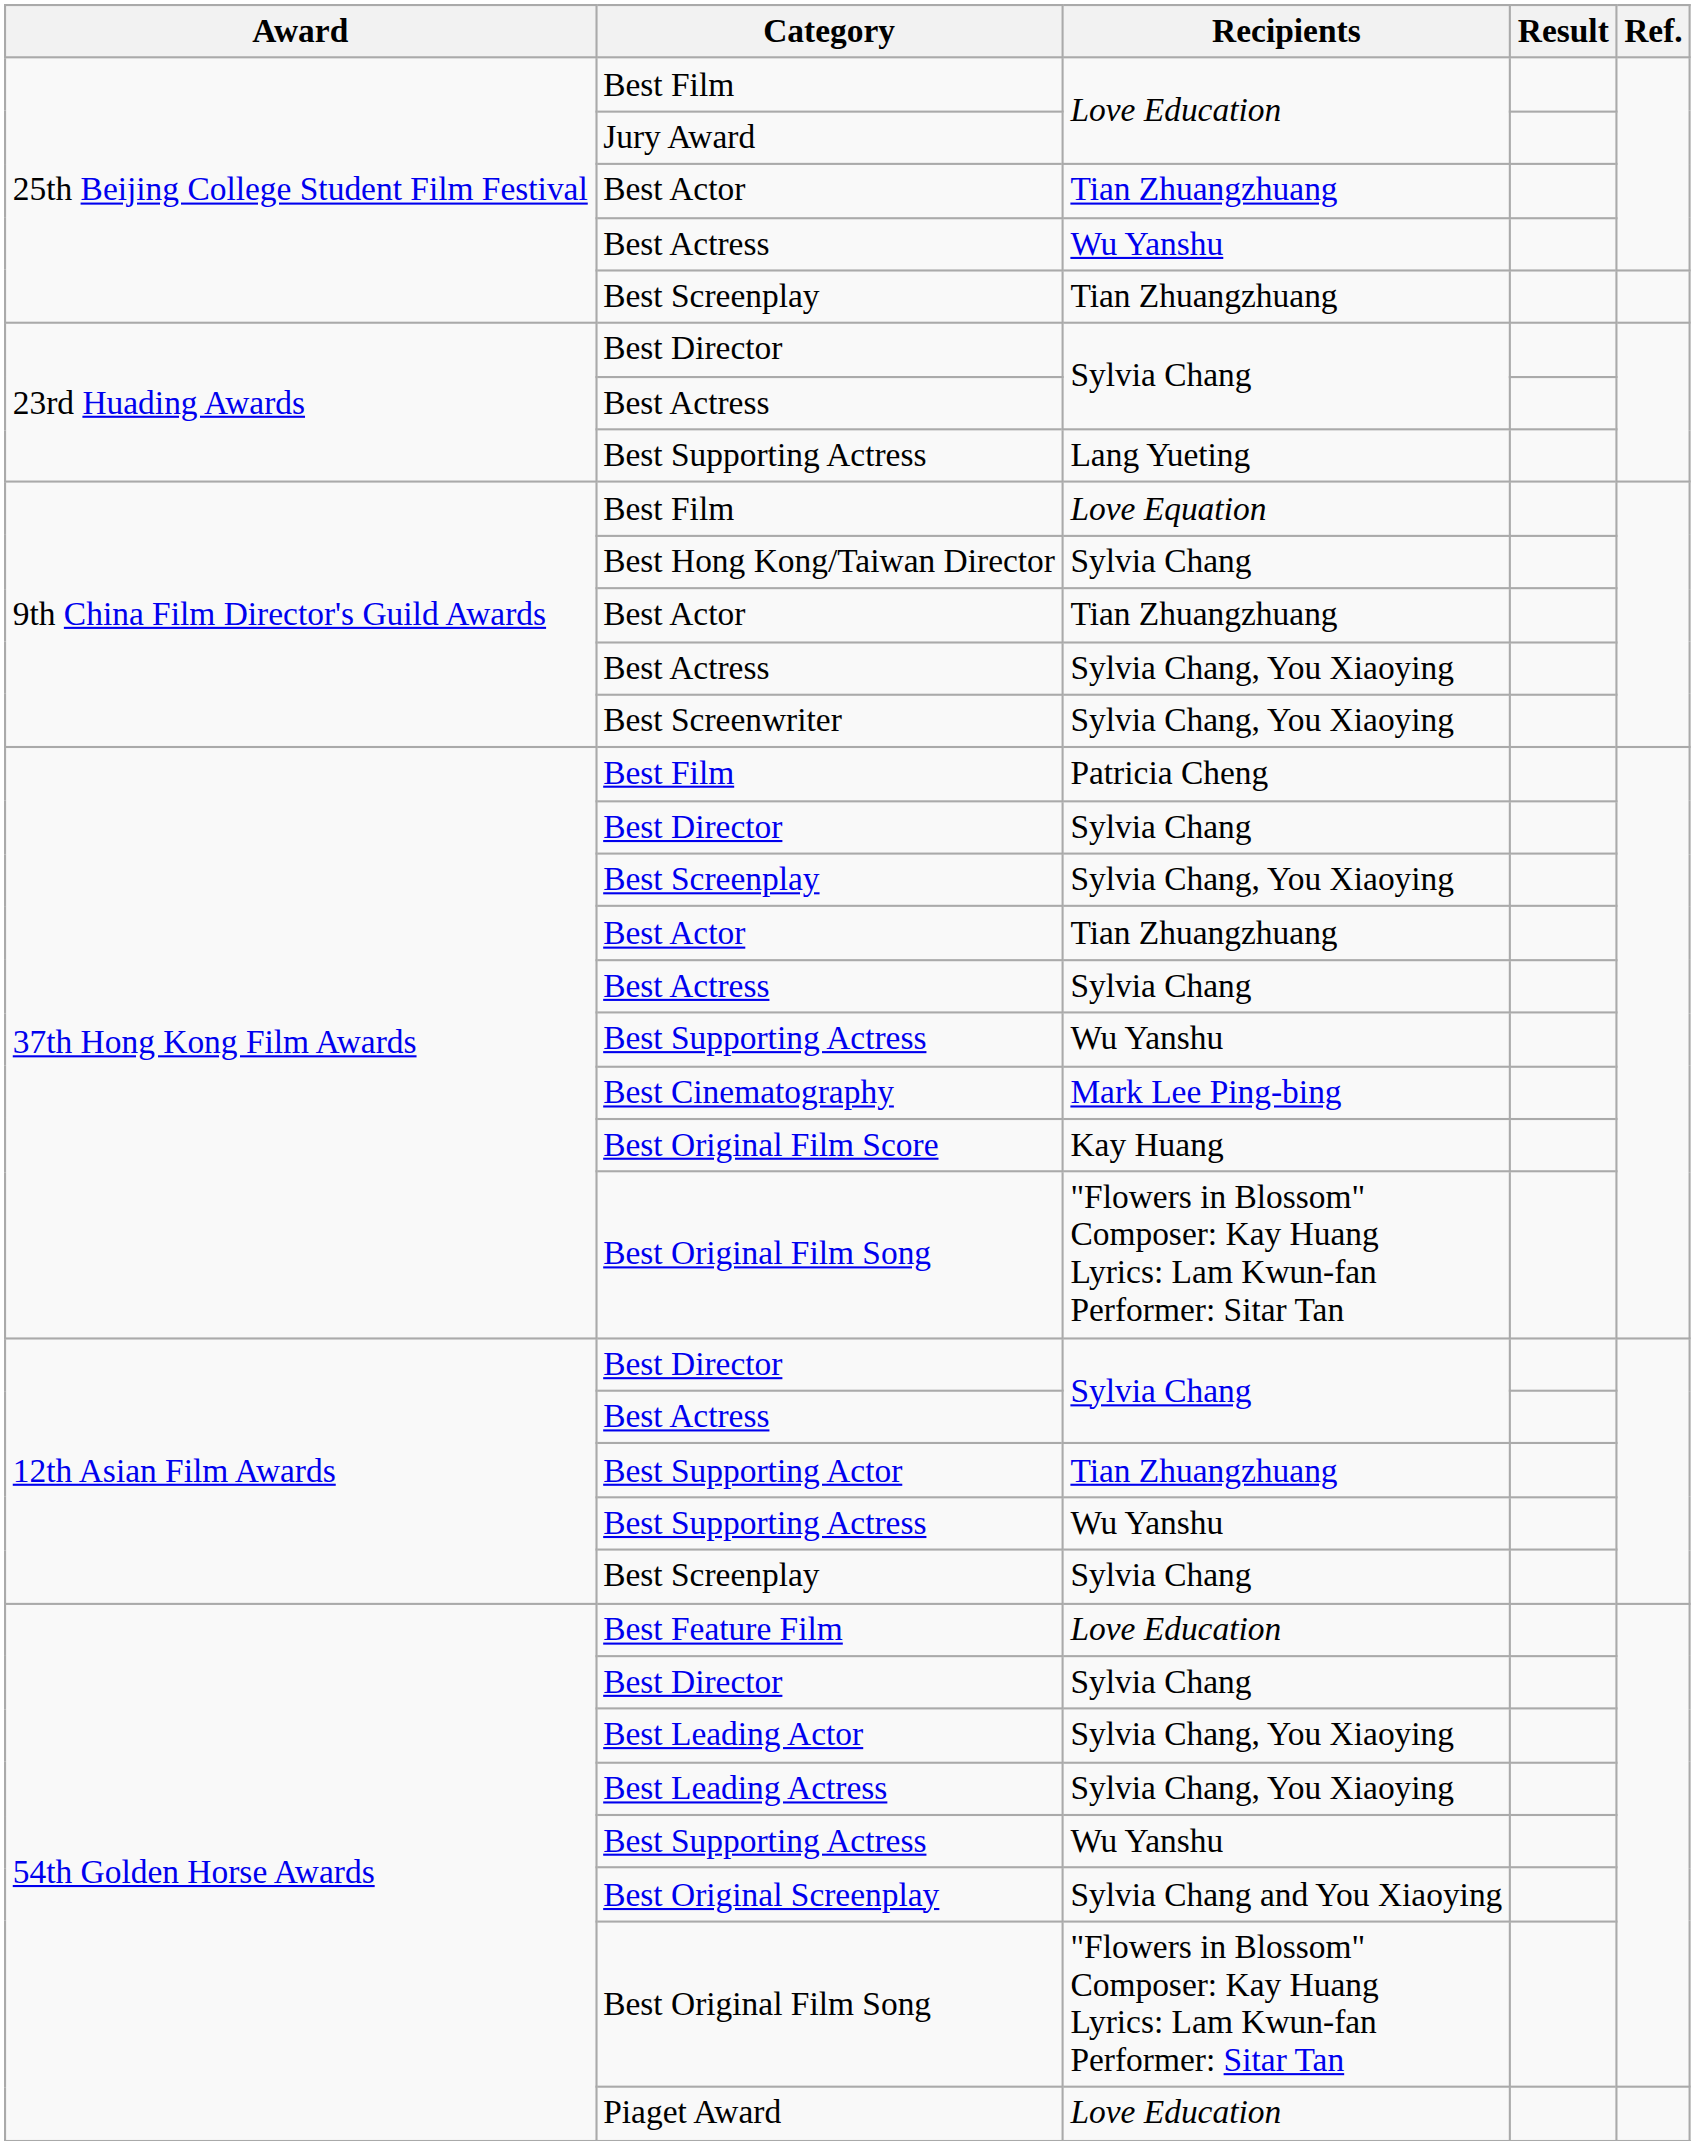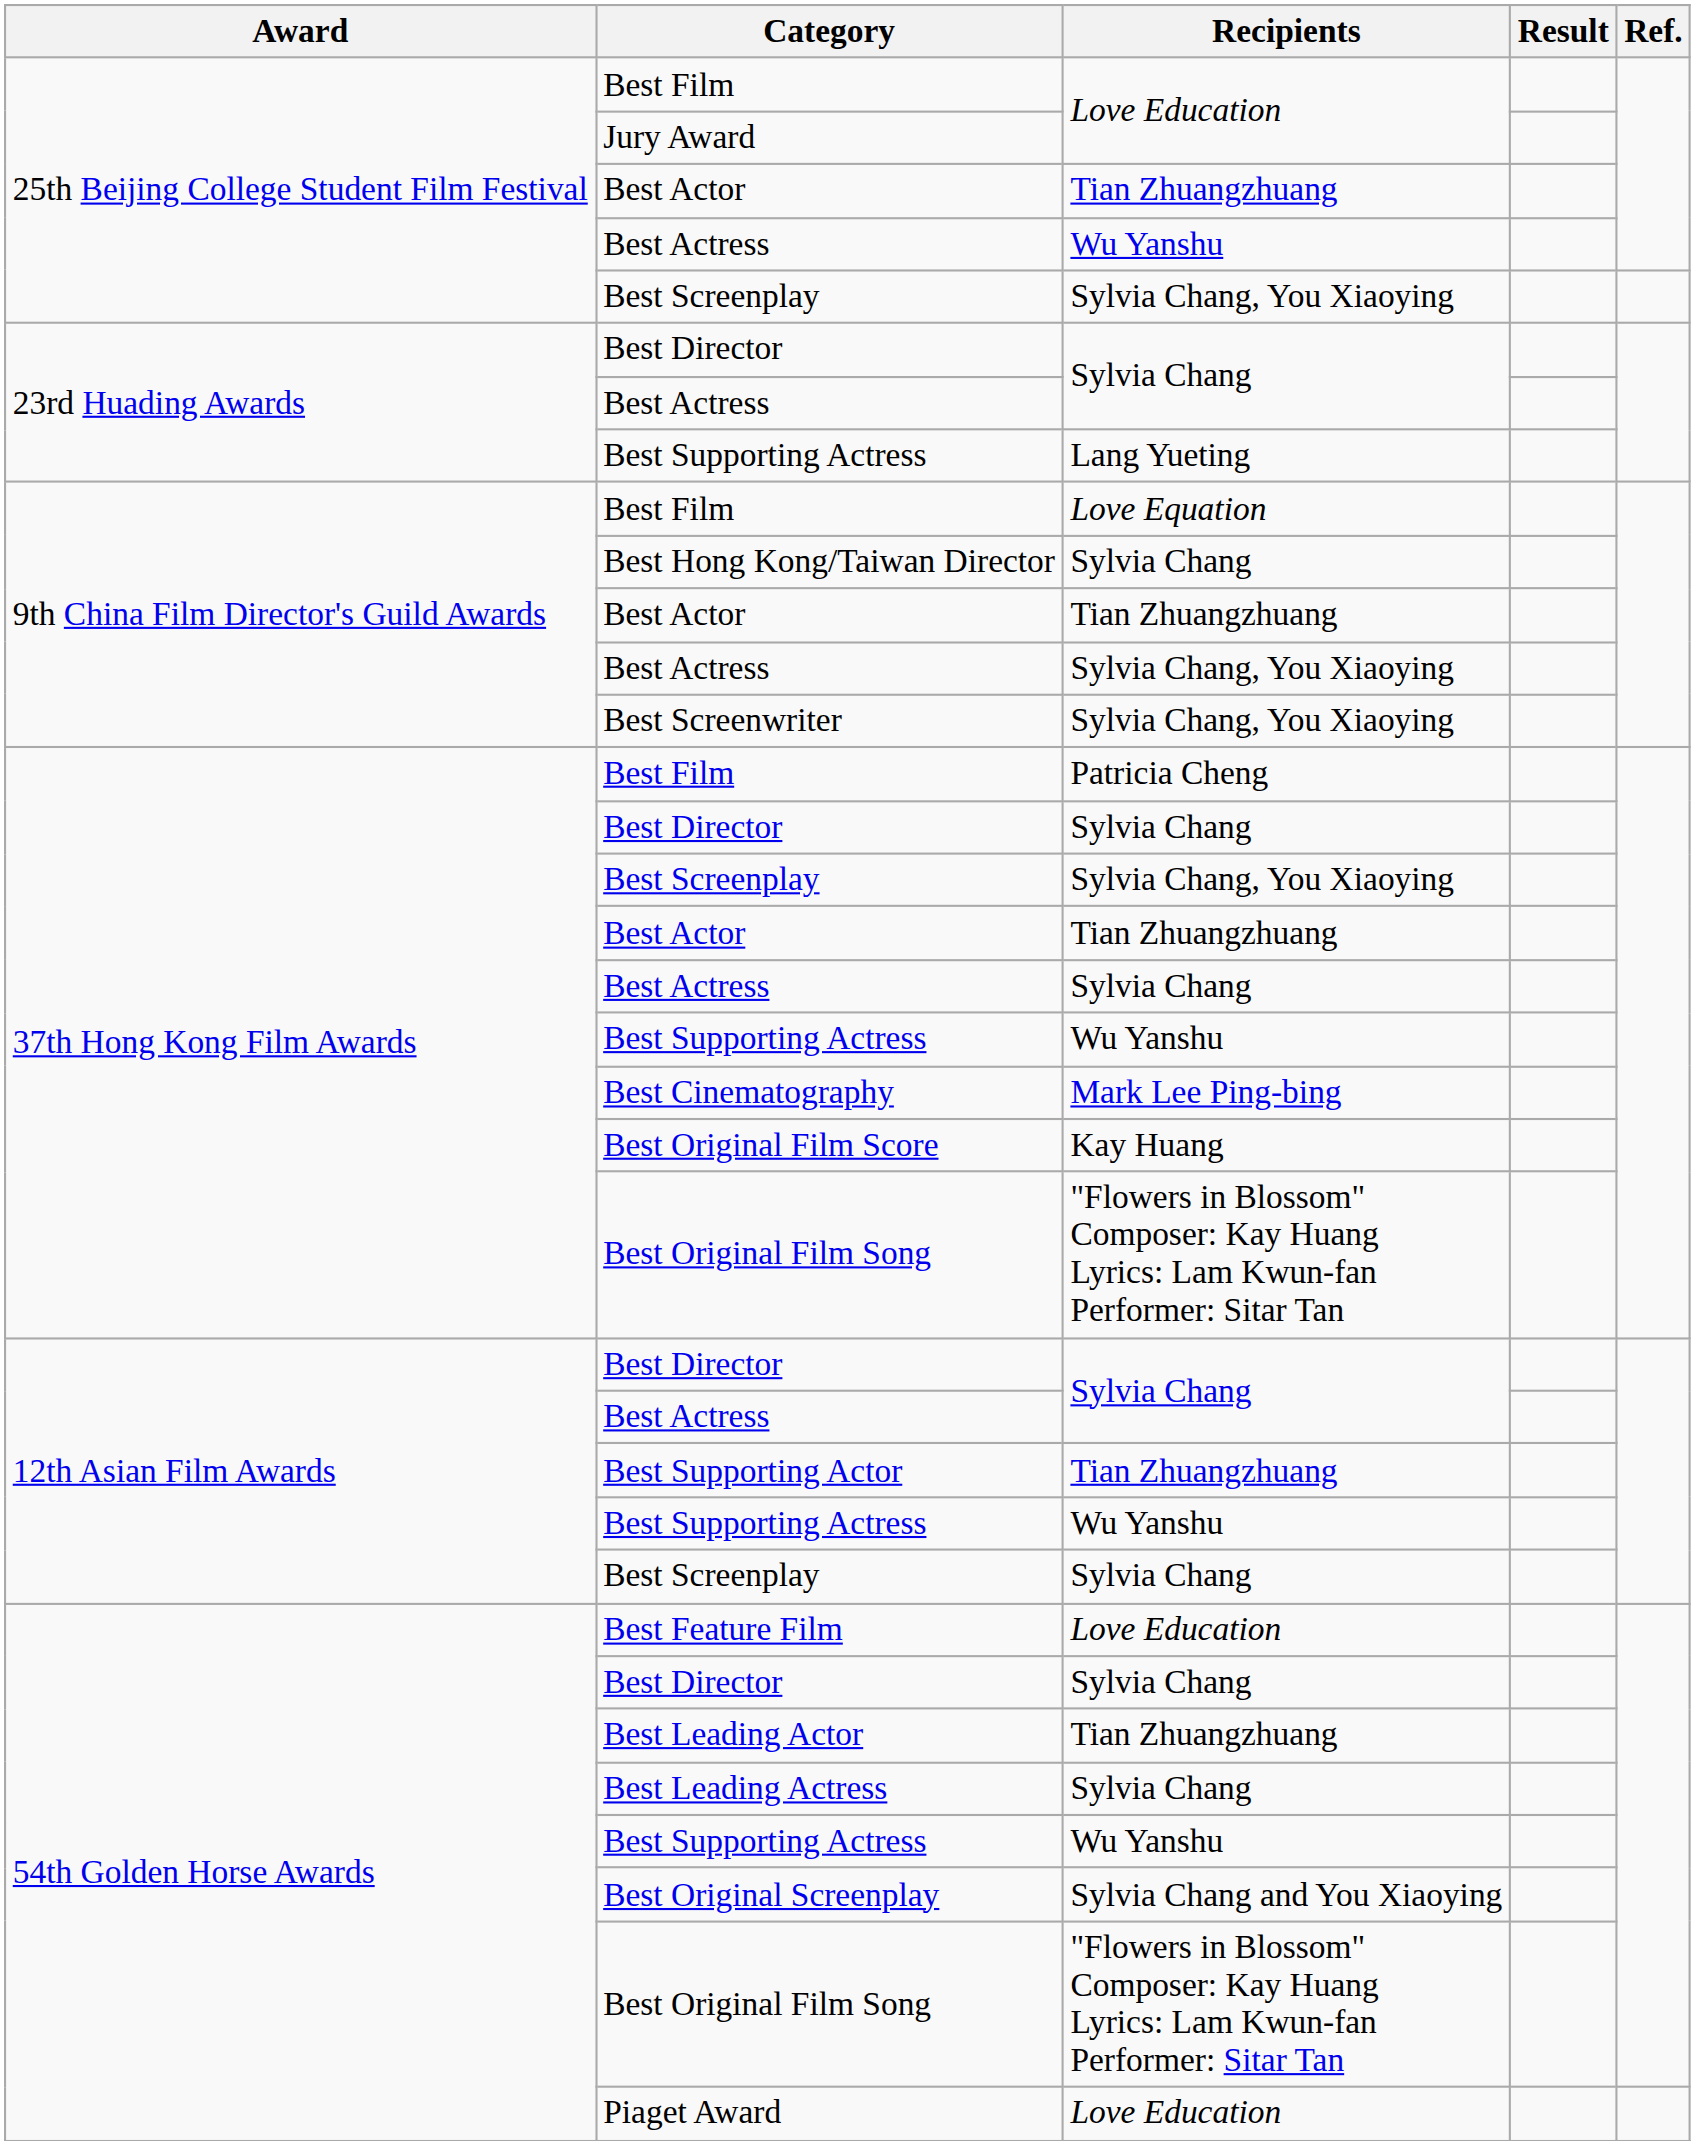(1204, 296) Tian Zhuangzhuang -> (1262, 296) Sylvia Chang, You Xiaoying
(1262, 1734) Sylvia Chang, You Xiaoying -> (1204, 1734) Tian Zhuangzhuang
(1262, 1787) Sylvia Chang, You Xiaoying -> (1161, 1787) Sylvia Chang
